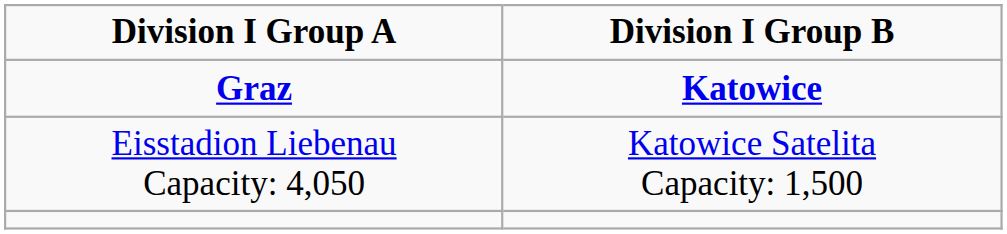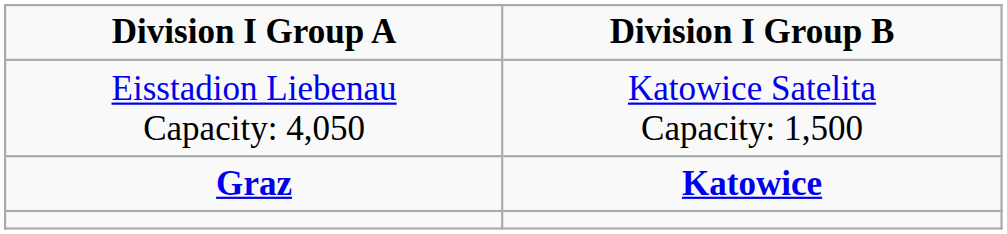rows swapped: (254, 87) <-> (254, 163)
